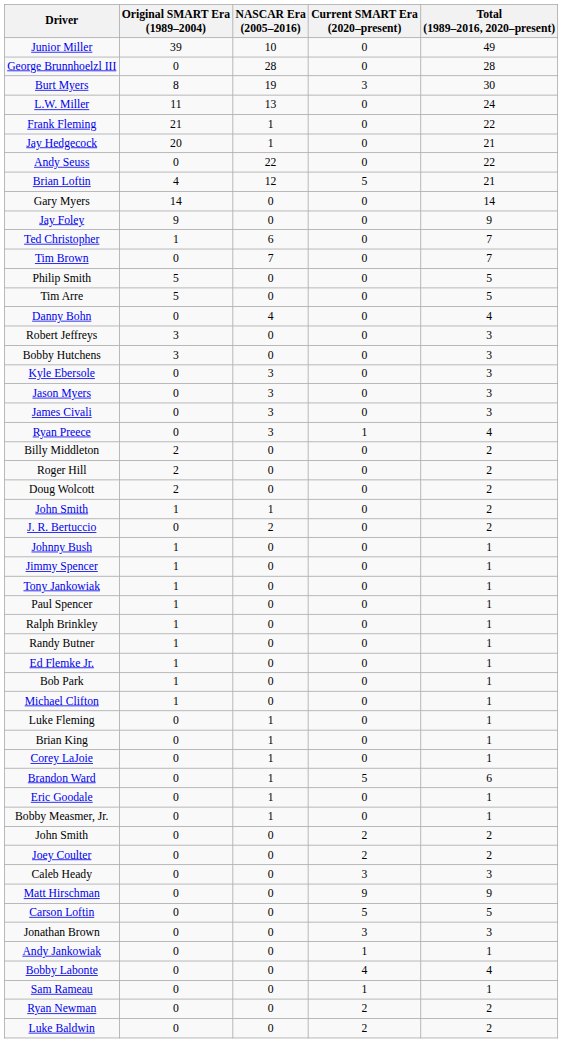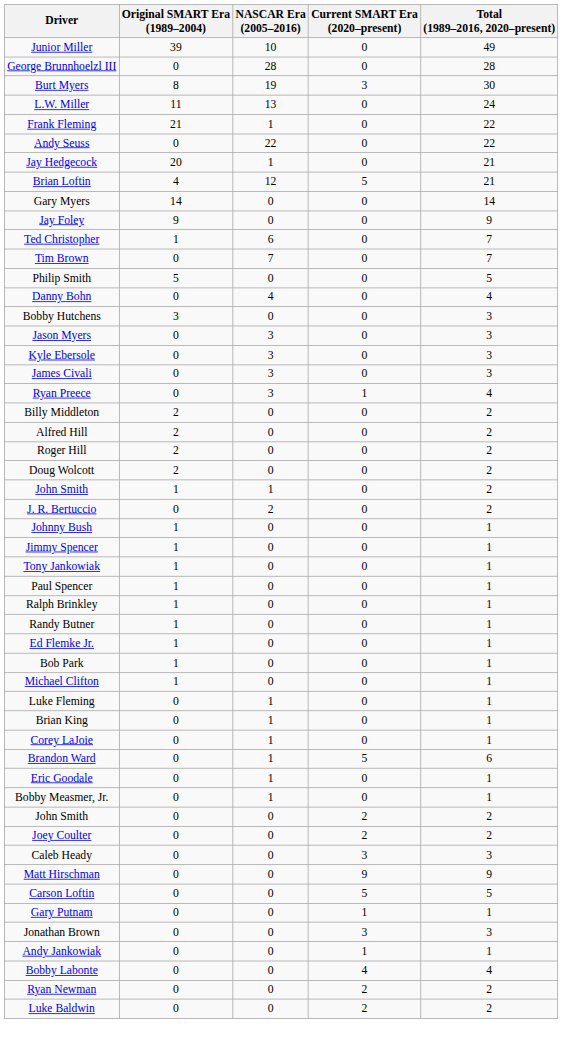rows swapped: (62, 162) <-> (62, 143)
- row: (62, 297)
- row: (62, 335)
rows swapped: (62, 393) <-> (62, 374)
+ row: (62, 431)
+ row: (62, 912)
- row: (62, 989)
